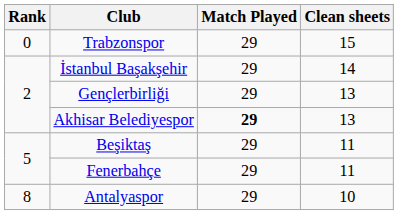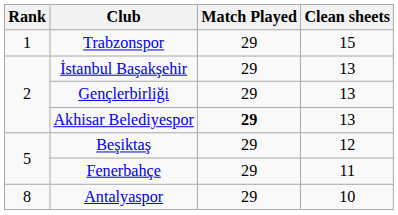(27, 42) 0 -> (27, 42) 1
(347, 68) 14 -> (347, 68) 13
(347, 145) 11 -> (347, 145) 12
